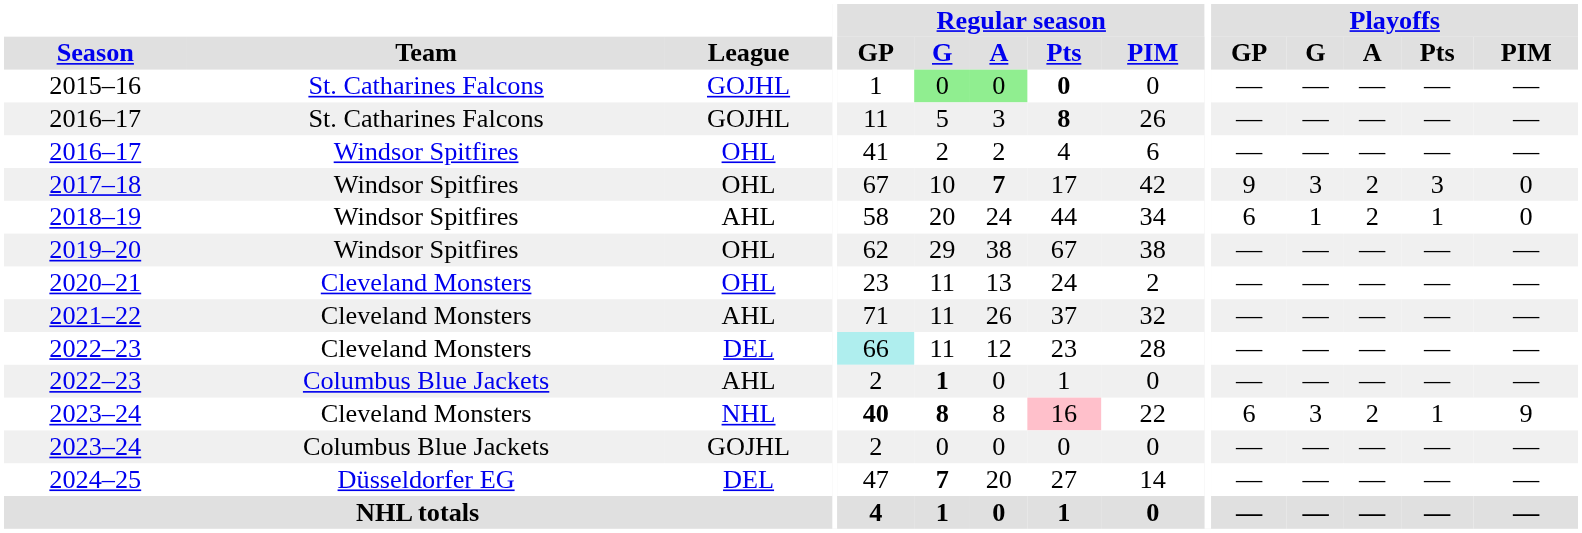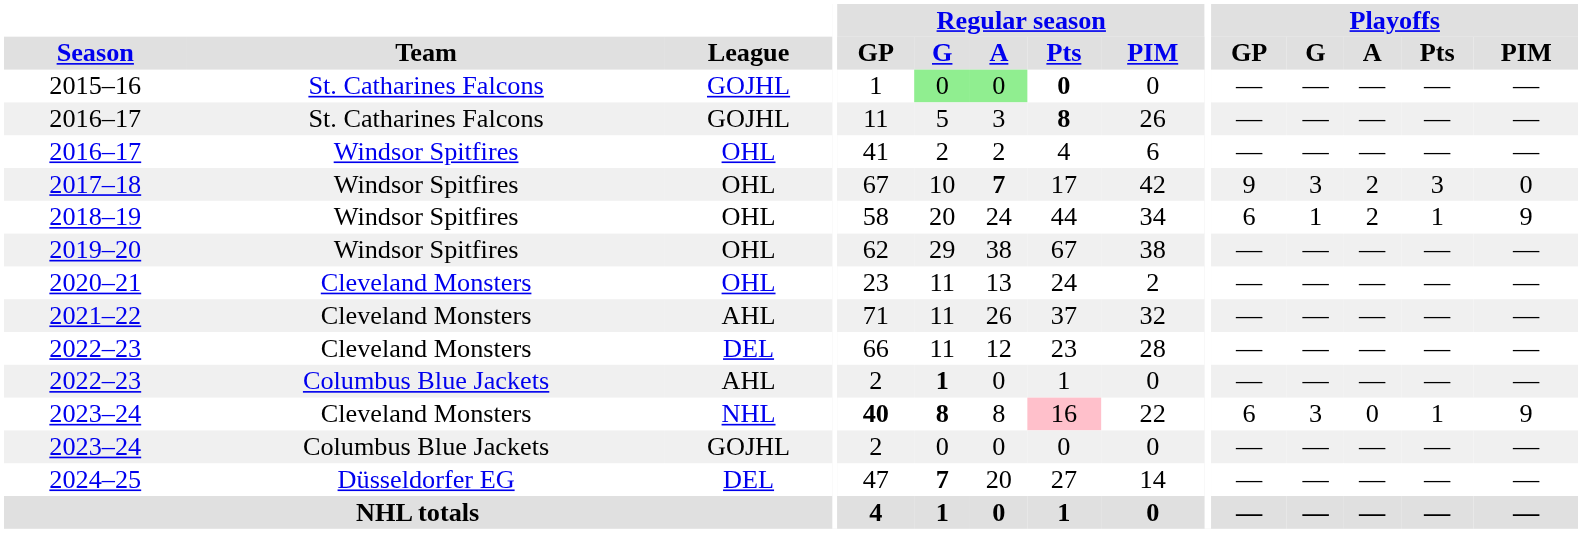(749, 216) AHL -> (749, 216) OHL
(1526, 216) 0 -> (1526, 216) 9
(876, 348) paleturquoise background -> (876, 348) no background
(1372, 413) 2 -> (1372, 413) 0
